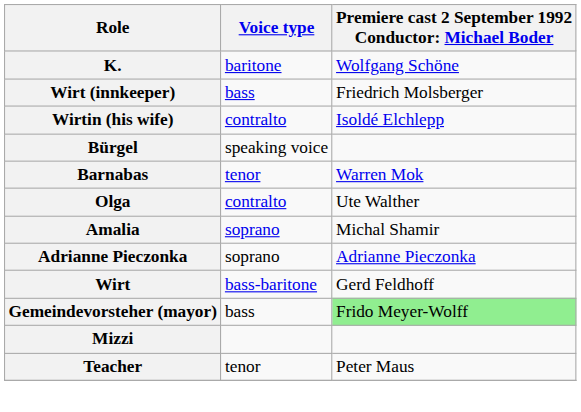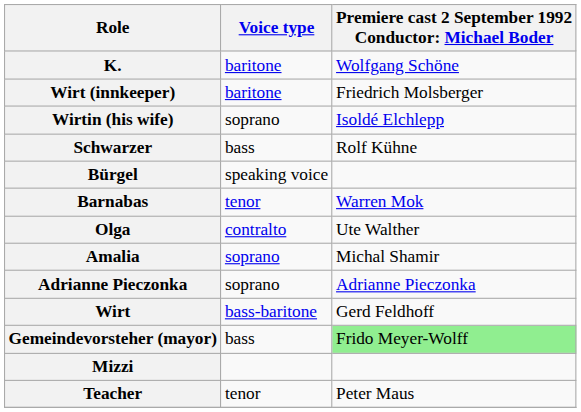(240, 92) bass -> (253, 92) baritone
(256, 119) contralto -> (252, 119) soprano
+ row: (113, 147)
